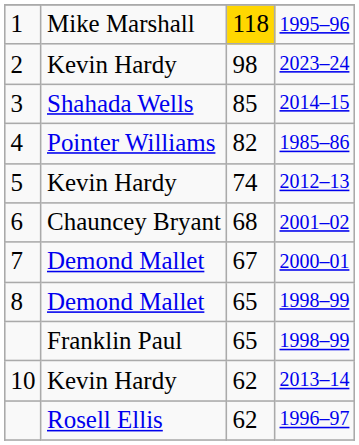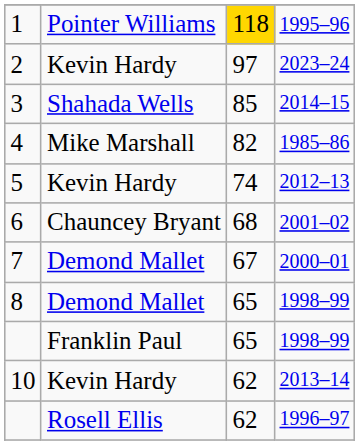(121, 24) Mike Marshall -> (131, 24) Pointer Williams
(245, 63) 98 -> (245, 63) 97
(131, 143) Pointer Williams -> (121, 143) Mike Marshall
